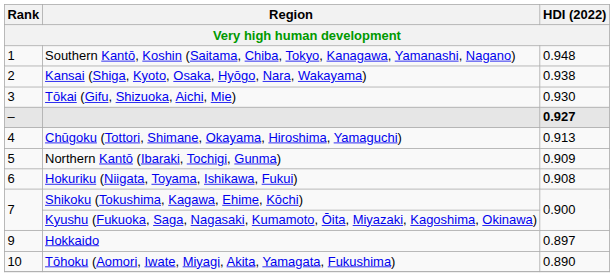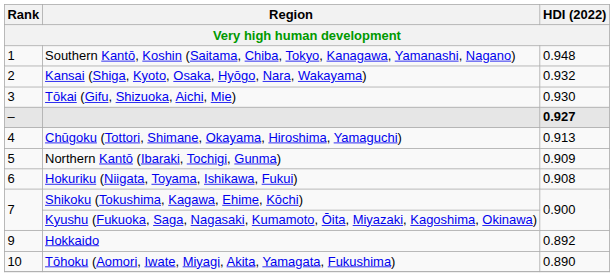(559, 76) 0.938 -> (559, 76) 0.932
(559, 240) 0.897 -> (559, 240) 0.892
